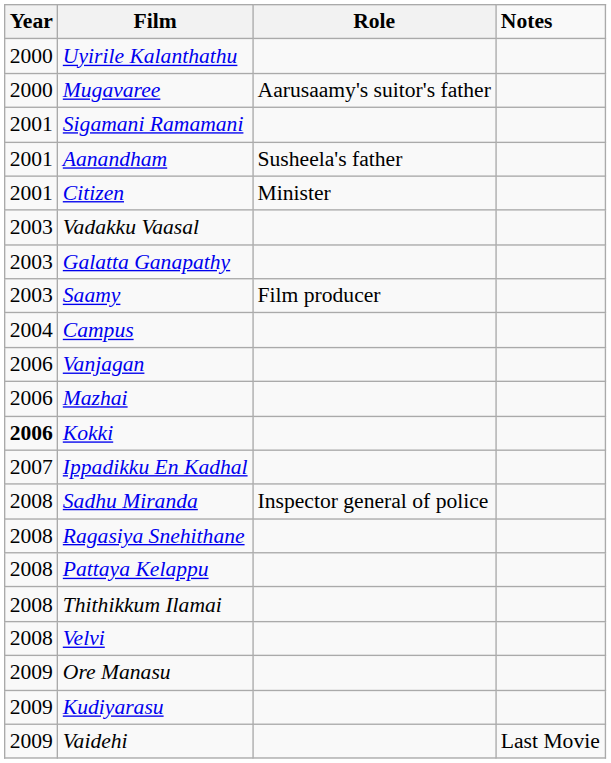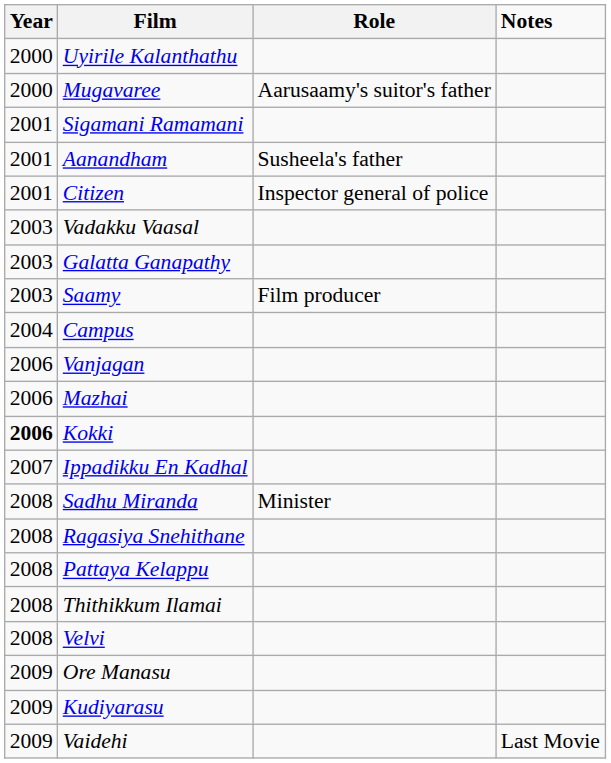(294, 192) Minister -> (373, 192) Inspector general of police
(373, 501) Inspector general of police -> (294, 501) Minister
